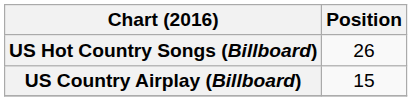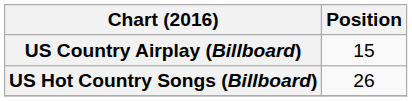rows swapped: (163, 80) <-> (163, 50)
